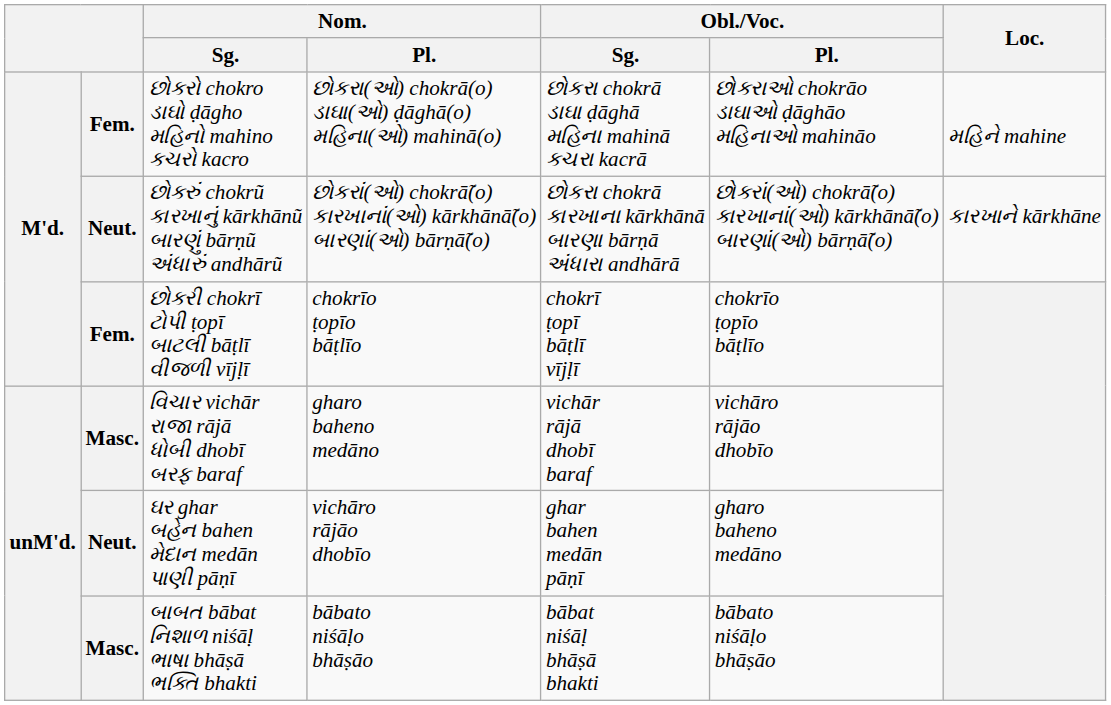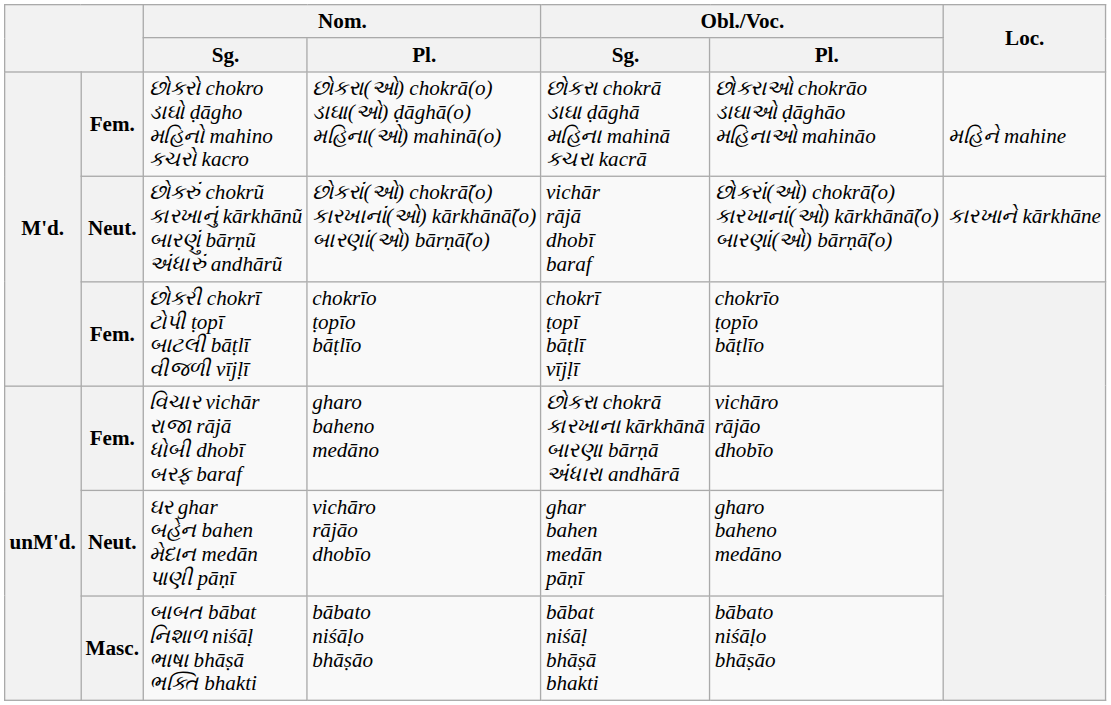(625, 228) છોકરા chokrā કારખાના kārkhānā બારણા bārṇā અંધારા andhārā -> (573, 228) vichār rājā dhobī baraf
(112, 438) Masc. -> (112, 438) Fem.
(573, 438) vichār rājā dhobī baraf -> (625, 438) છોકરા chokrā કારખાના kārkhānā બારણા bārṇā અંધારા andhārā
